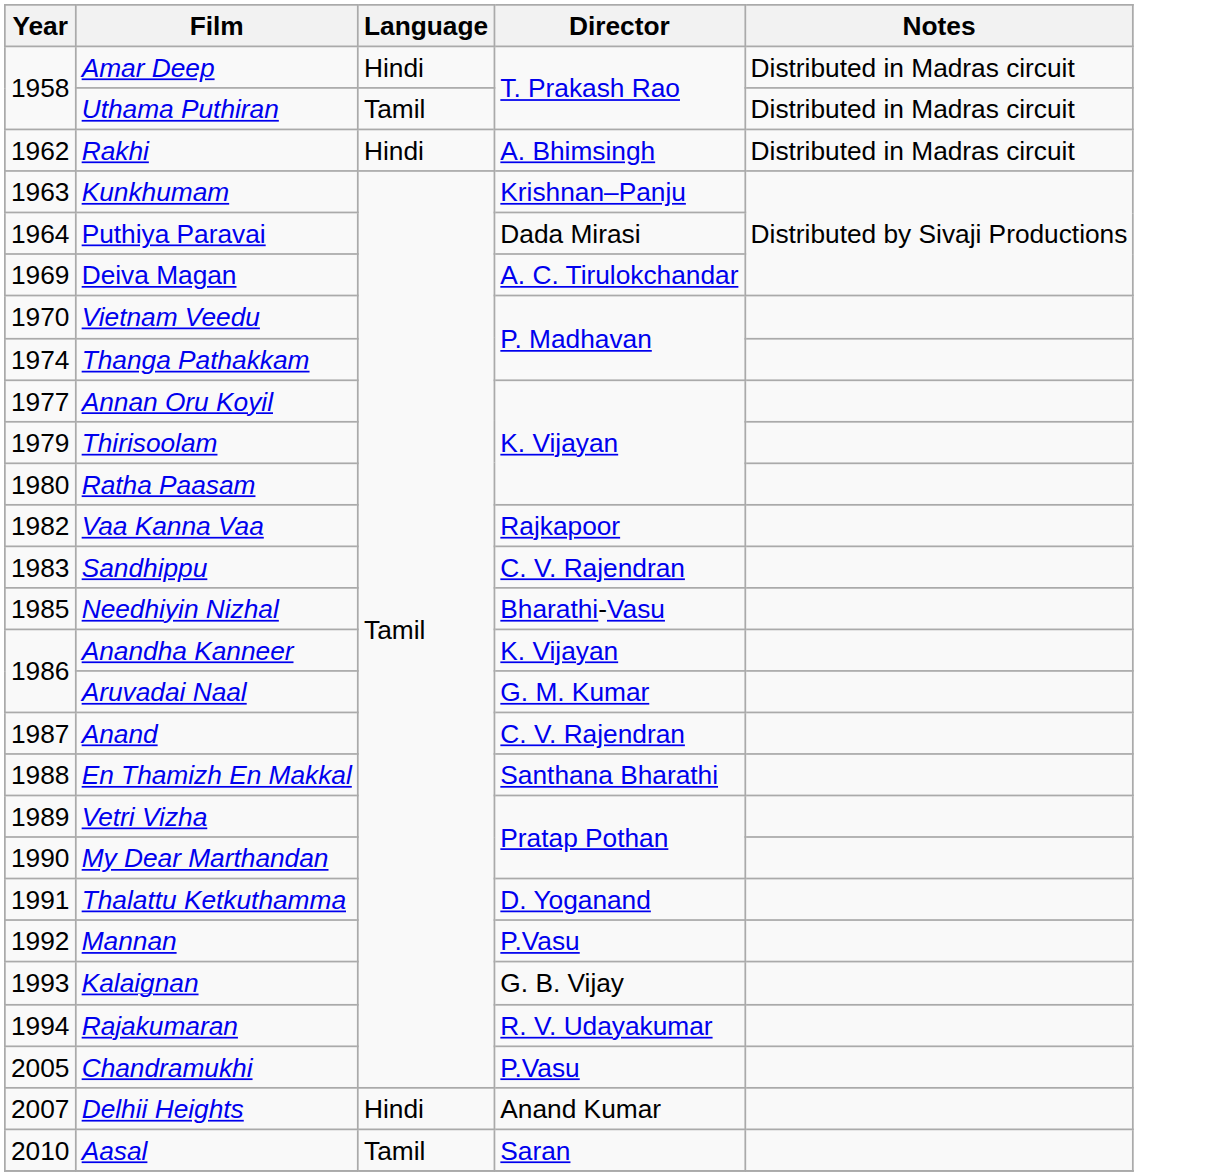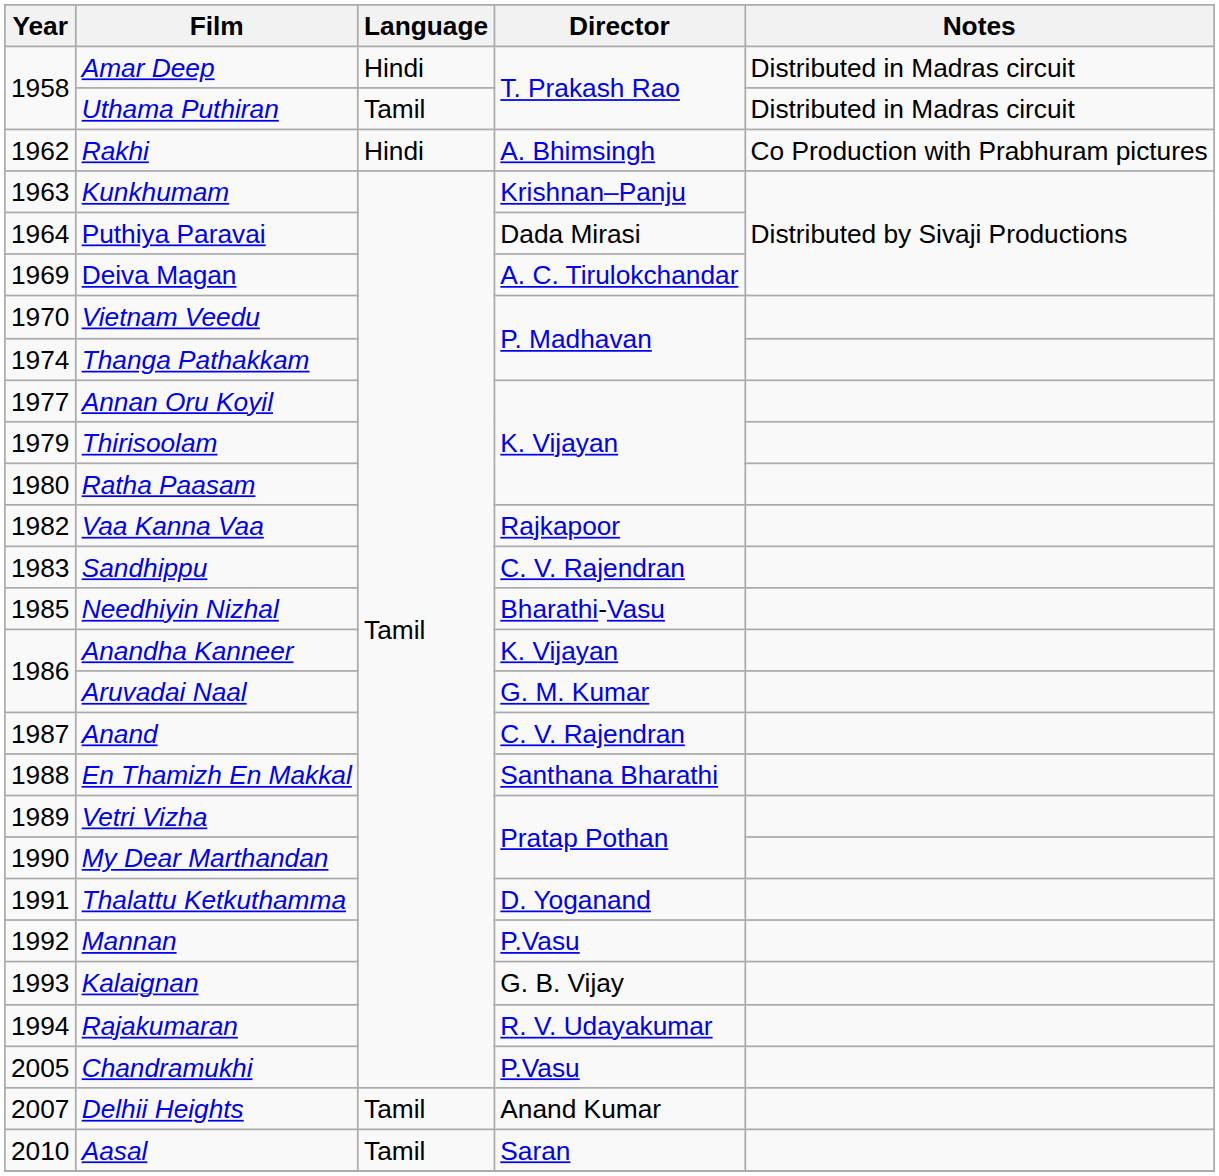(913, 151) Distributed in Madras circuit -> (979, 151) Co Production with Prabhuram pictures
(394, 1108) Hindi -> (395, 1108) Tamil
